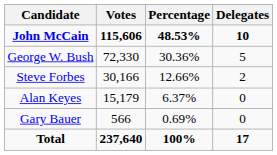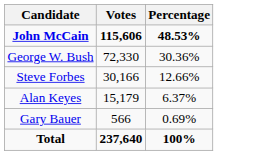- column: (243, 14)
